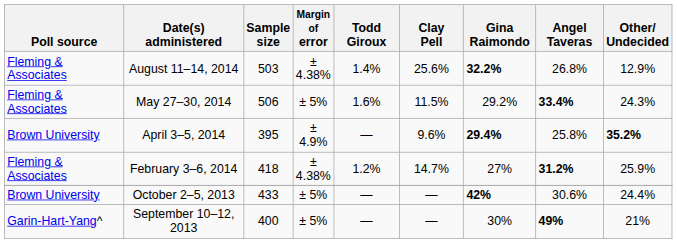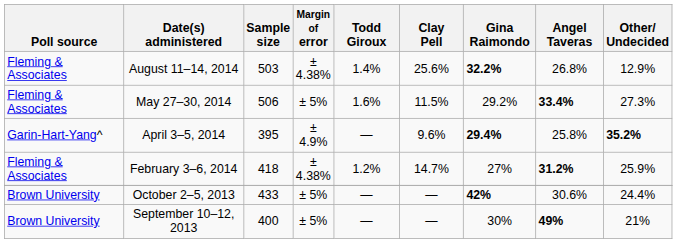(638, 101) 24.3% -> (638, 101) 27.3%
(53, 135) Brown University -> (55, 135) Garin-Hart-Yang^
(55, 221) Garin-Hart-Yang^ -> (53, 221) Brown University
